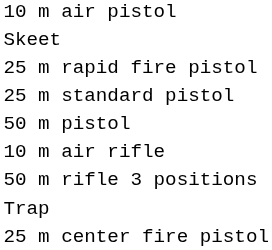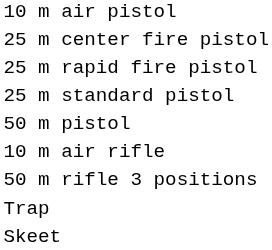rows swapped: (136, 237) <-> (32, 40)
